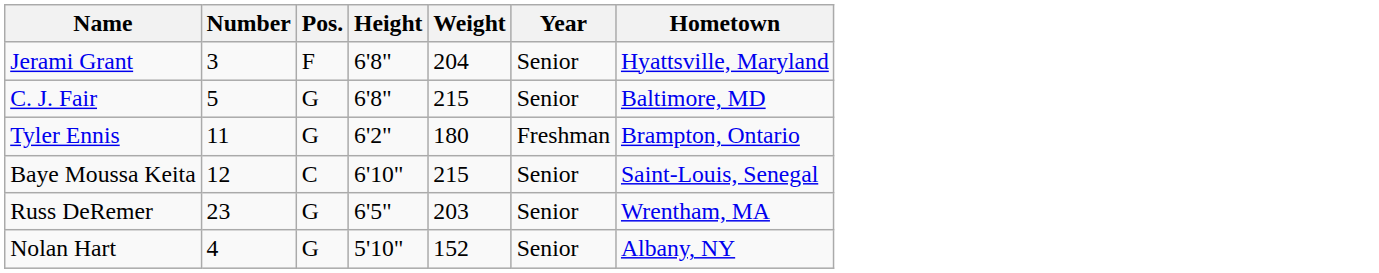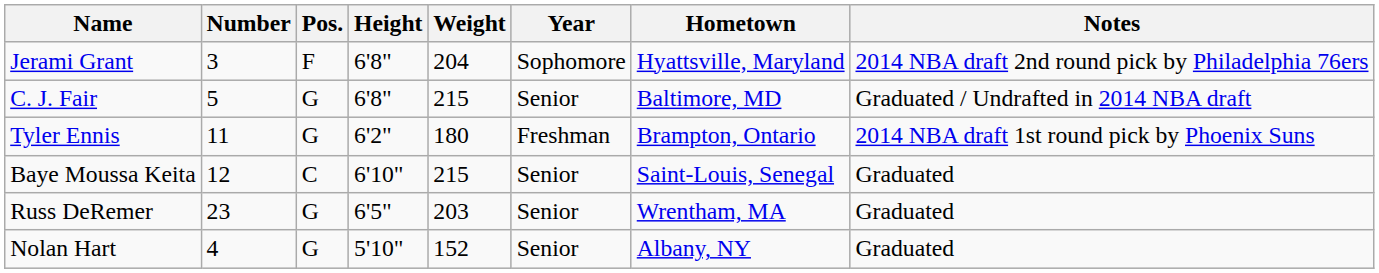+ column: (1112, 23)
(548, 60) Senior -> (571, 60) Sophomore
